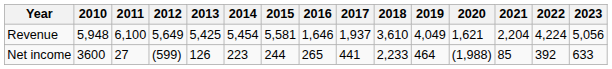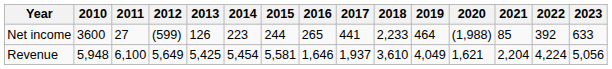rows swapped: (33, 34) <-> (39, 54)
